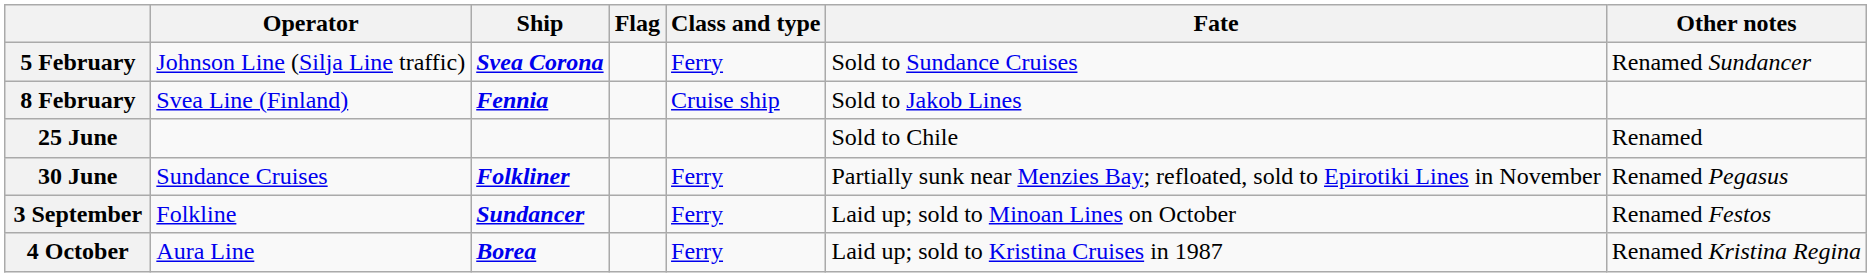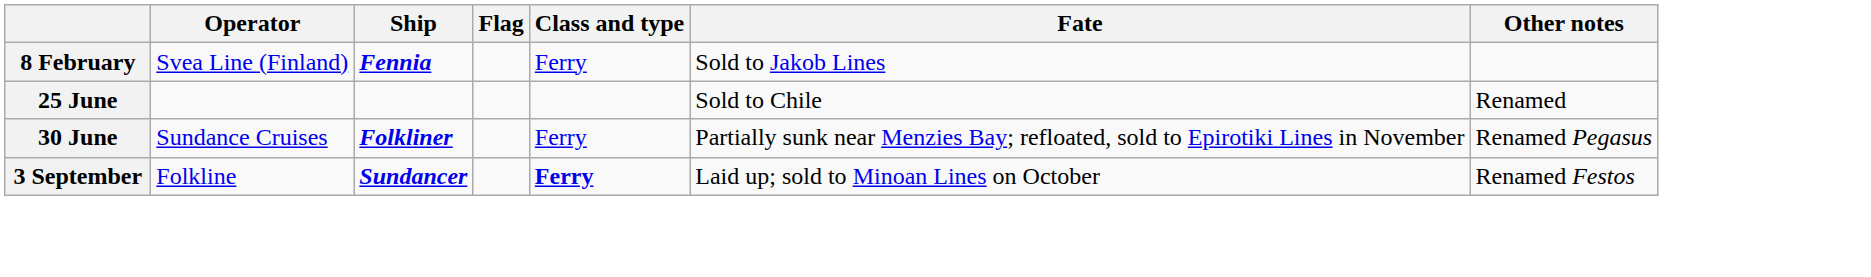- row: (78, 61)
(725, 99) Cruise ship -> (561, 61) Ferry
(697, 213) normal -> (564, 175) bold
- row: (78, 251)
